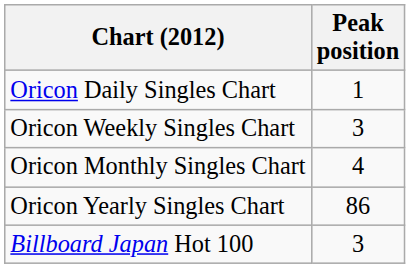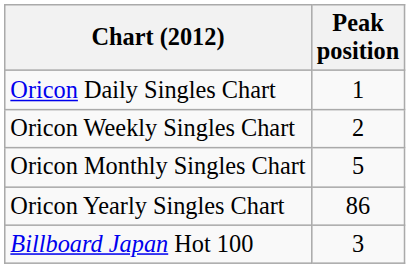(358, 128) 3 -> (358, 128) 2
(358, 166) 4 -> (358, 166) 5
